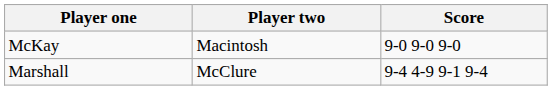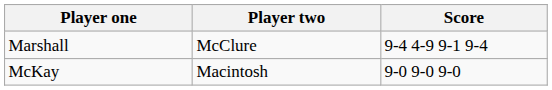rows swapped: (34, 44) <-> (39, 71)
